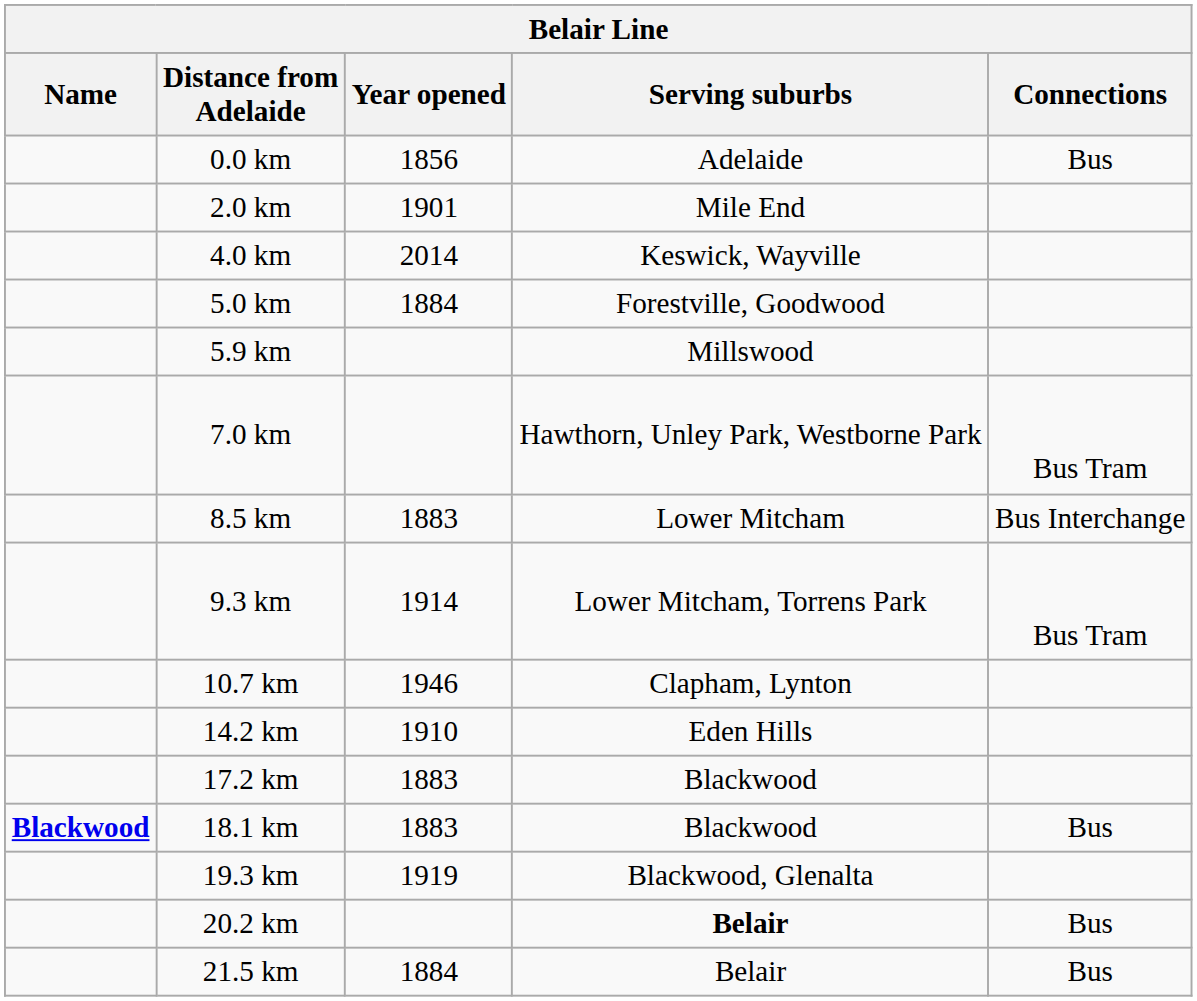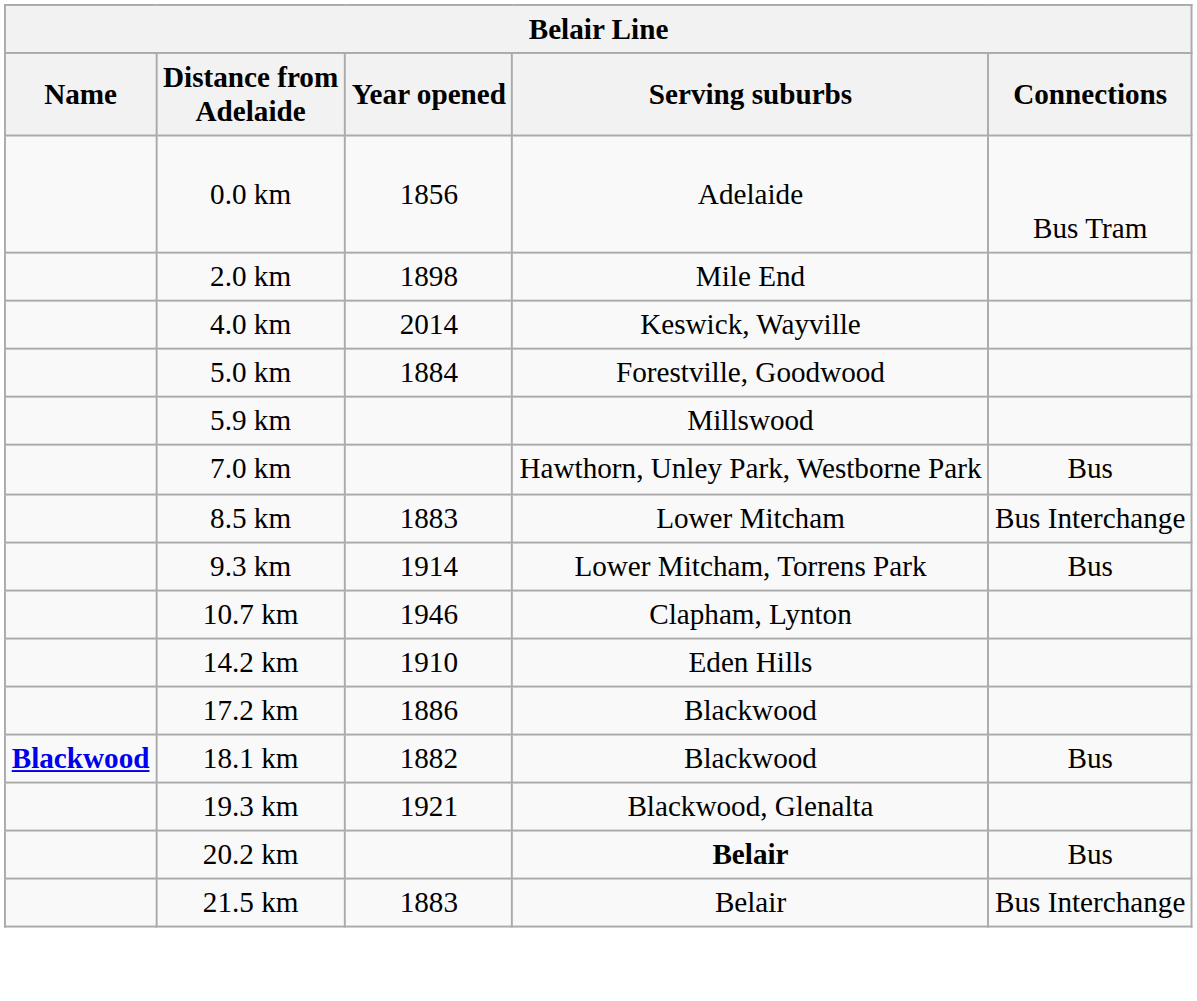(1090, 159) Bus -> (1090, 228) Bus Tram
(429, 207) 1901 -> (429, 276) 1898
(1090, 469) Bus Tram -> (1090, 469) Bus
(1090, 634) Bus Tram -> (1090, 565) Bus
(429, 778) 1883 -> (429, 709) 1886
(429, 827) 1883 -> (429, 757) 1882
(429, 875) 1919 -> (429, 806) 1921
(429, 971) 1884 -> (429, 902) 1883
(1090, 971) Bus -> (1090, 902) Bus Interchange
